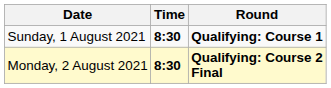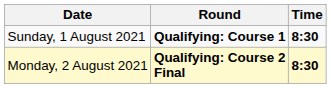columns swapped: (170, 15) <-> (257, 15)
